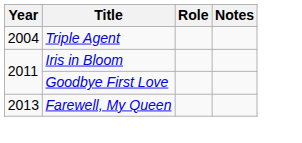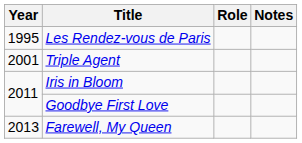+ row: (128, 37)
(23, 37) 2004 -> (23, 60) 2001
